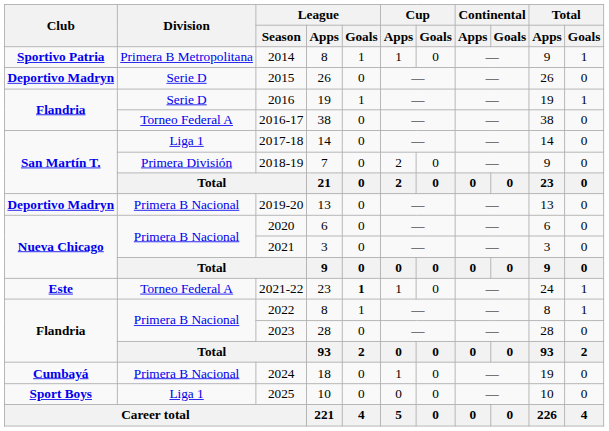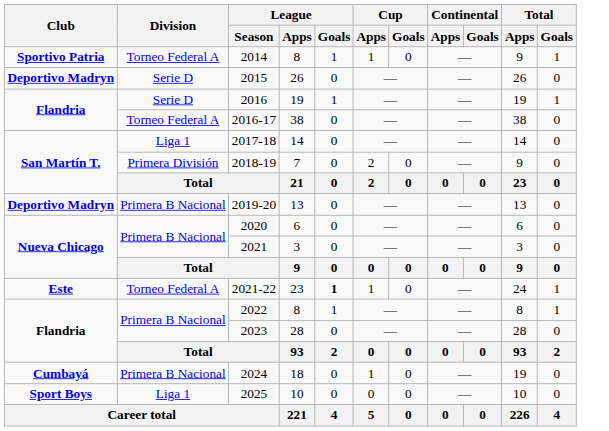(187, 57) Primera B Metropolitana -> (173, 57) Torneo Federal A
